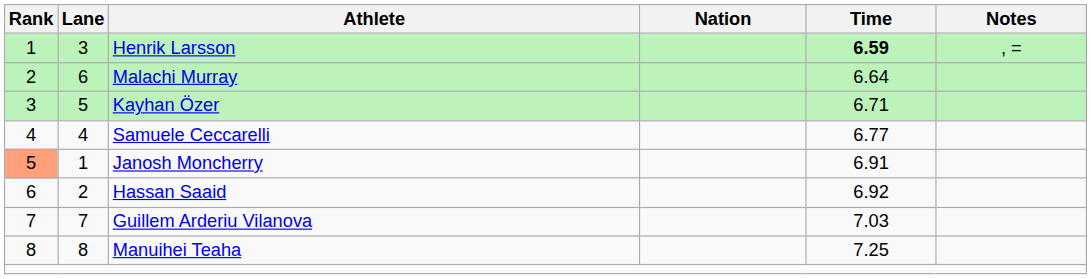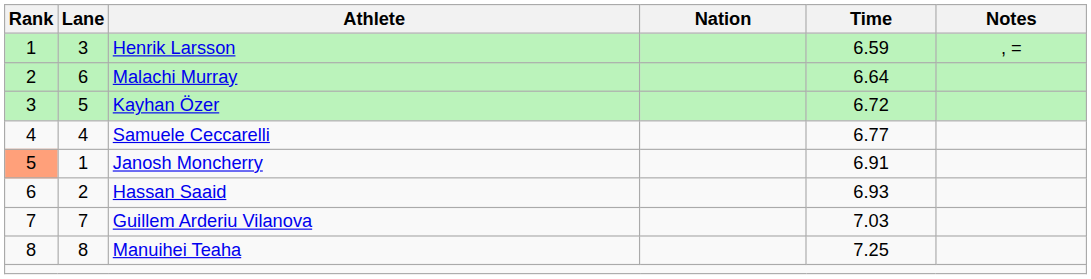(871, 47) bold -> (871, 47) normal
(871, 105) 6.71 -> (871, 105) 6.72
(871, 192) 6.92 -> (871, 192) 6.93
